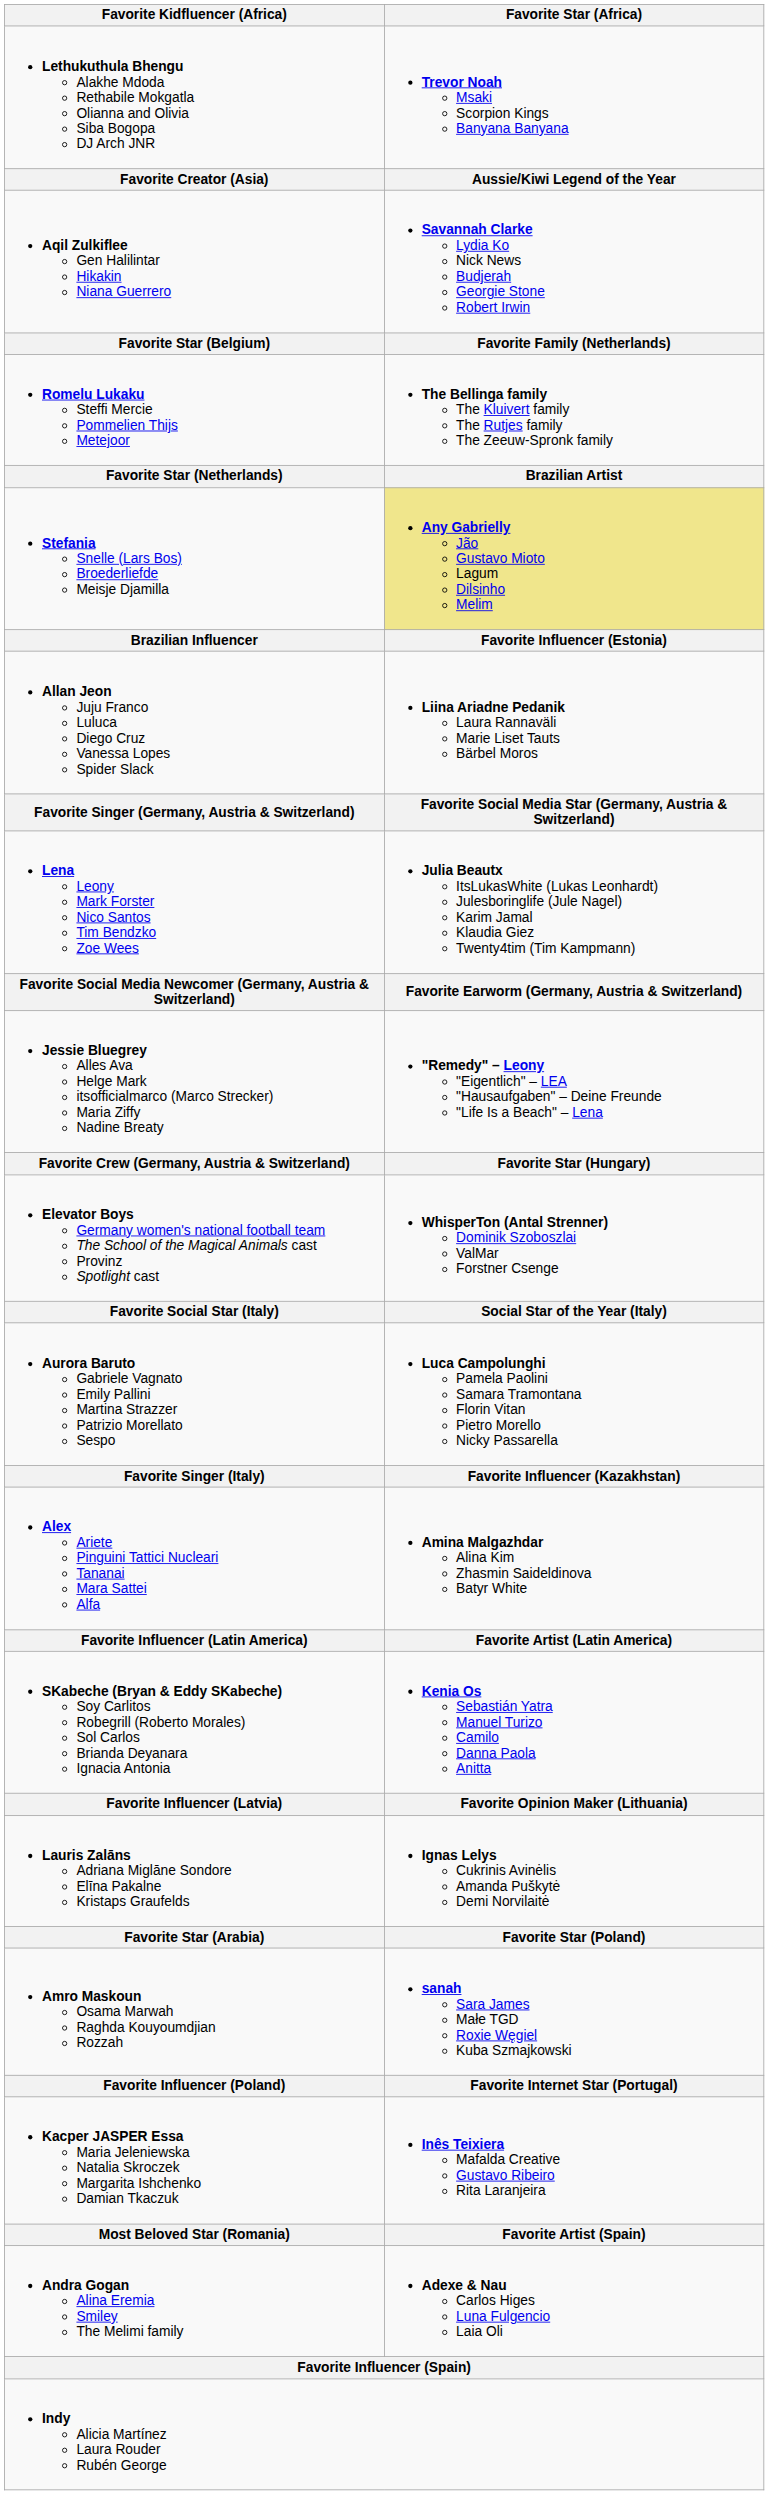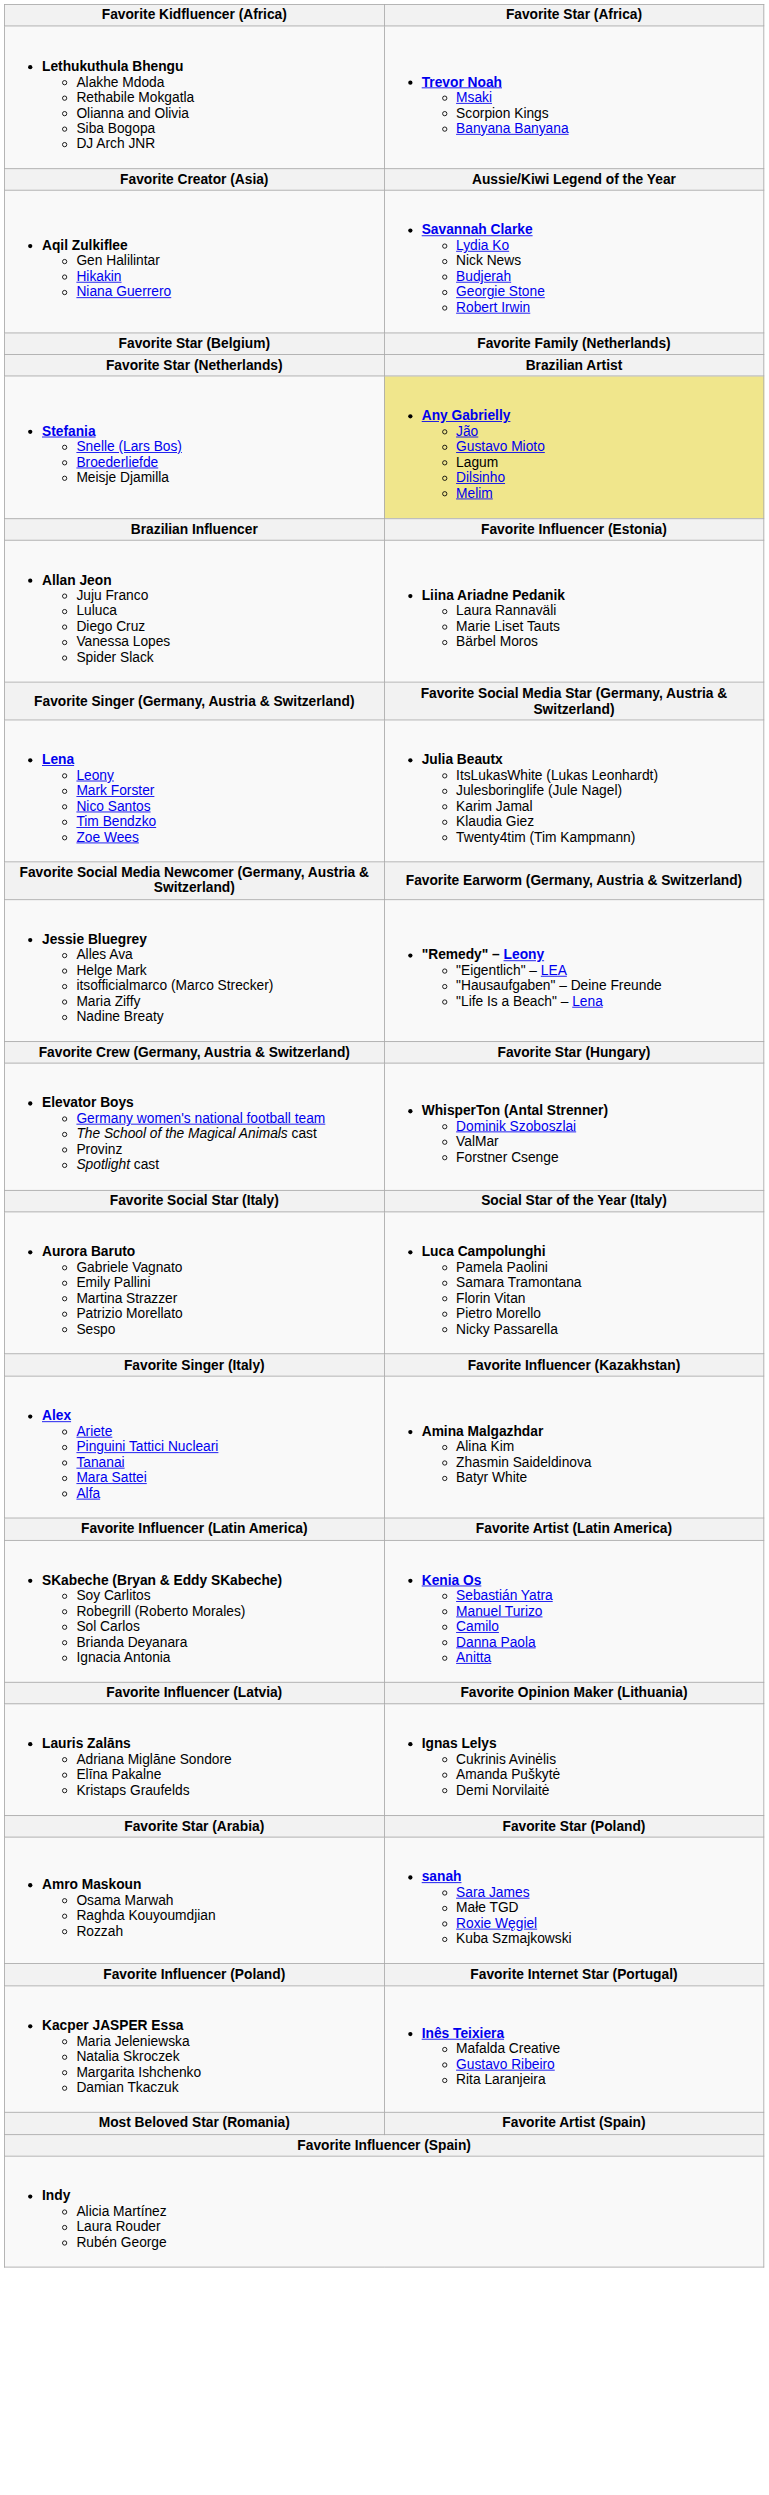- row: (194, 418)
- row: (194, 2309)
